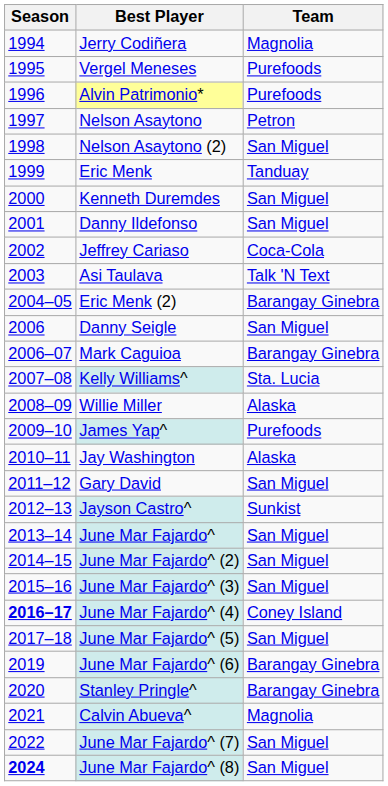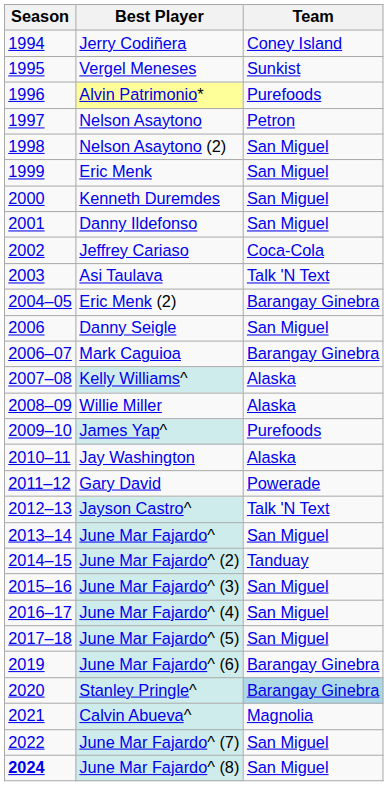(280, 43) Magnolia -> (295, 43) Coney Island
(284, 69) Purefoods -> (274, 69) Sunkist
(278, 172) Tanduay -> (288, 172) San Miguel
(283, 379) Sta. Lucia -> (271, 379) Alaska
(288, 483) San Miguel -> (284, 483) Powerade
(274, 509) Sunkist -> (288, 509) Talk 'N Text
(288, 560) San Miguel -> (278, 560) Tanduay
(40, 612) bold -> (40, 612) normal
(295, 612) Coney Island -> (288, 612) San Miguel
(313, 690) no background -> (313, 690) lightblue background
